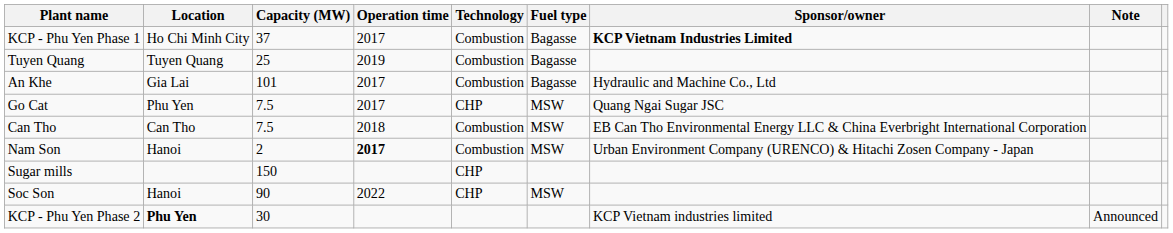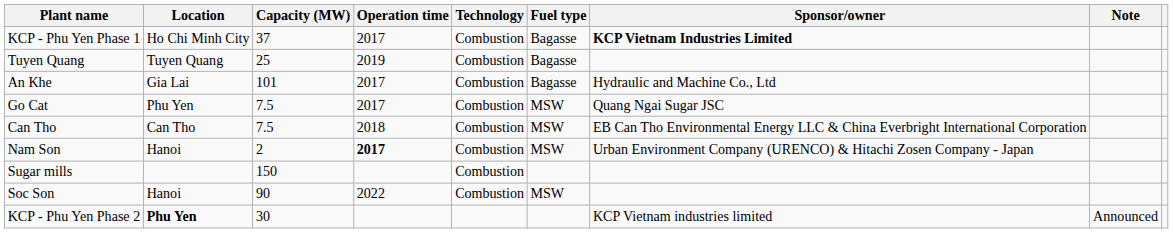(469, 104) CHP -> (490, 104) Combustion
(469, 171) CHP -> (490, 171) Combustion
(469, 194) CHP -> (490, 194) Combustion
